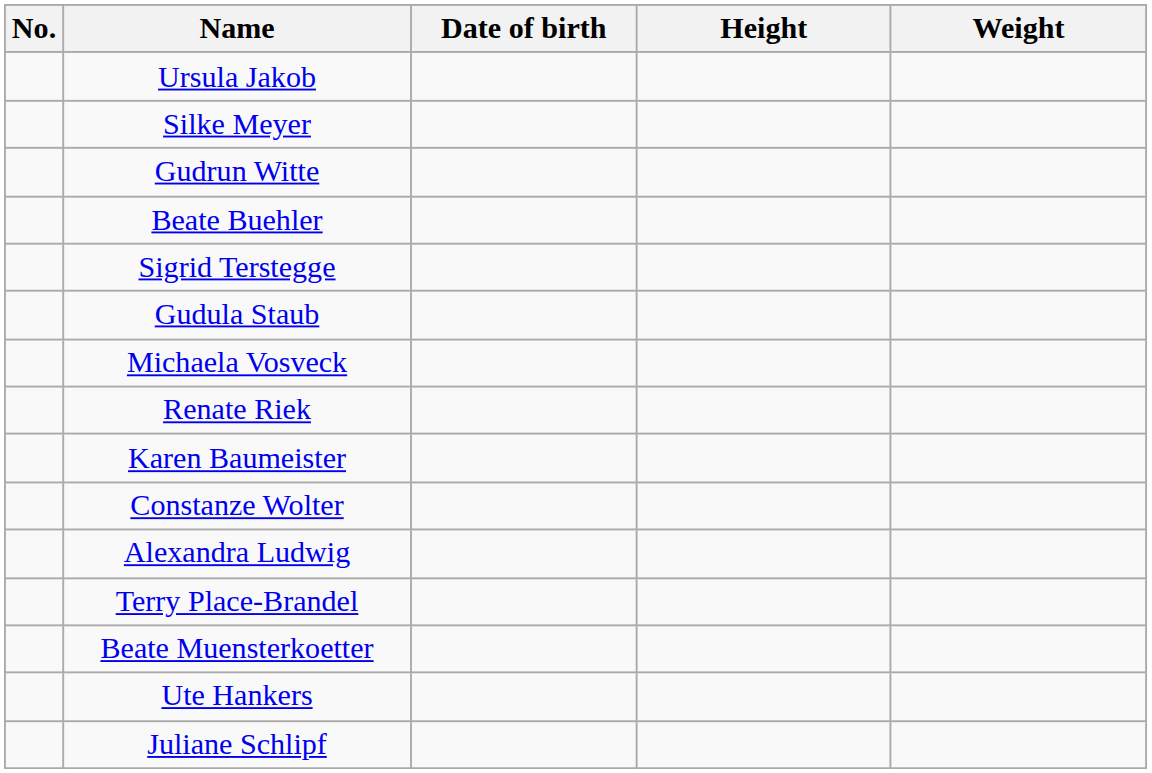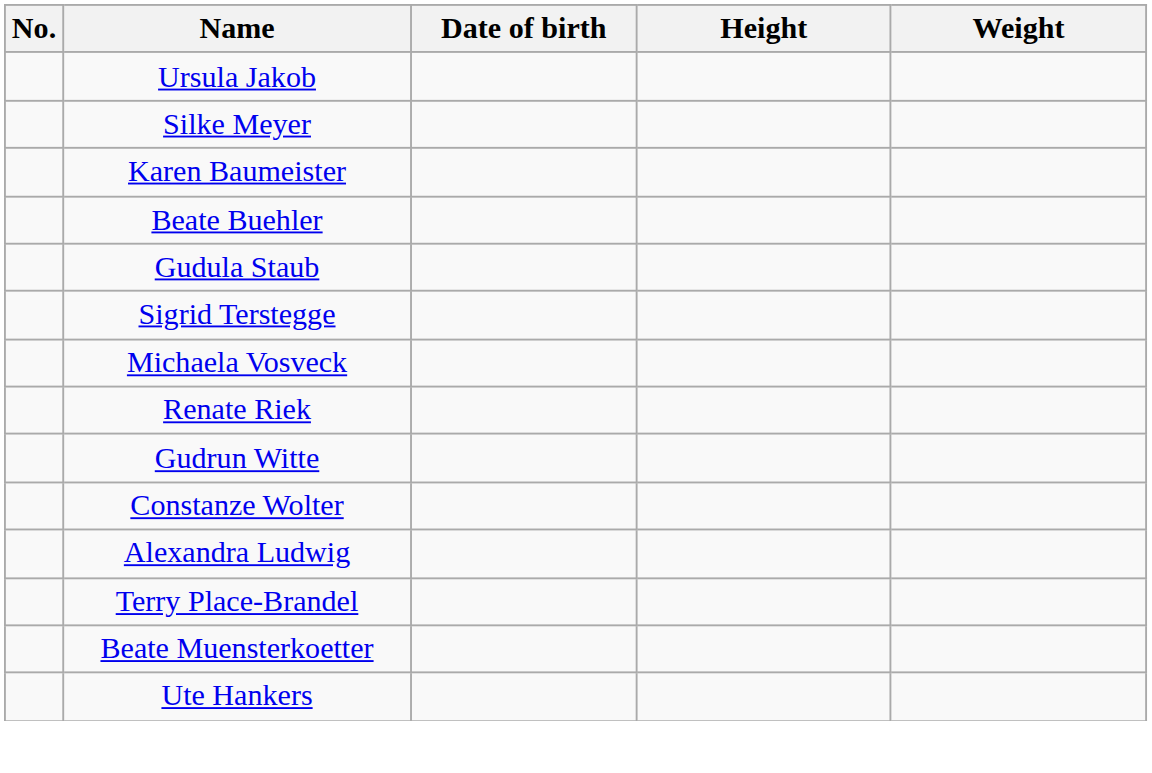rows swapped: (237, 171) <-> (237, 457)
rows swapped: (237, 314) <-> (237, 266)
- row: (237, 743)
